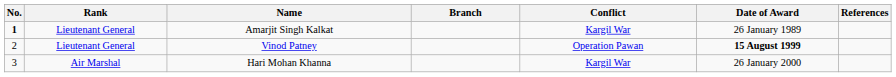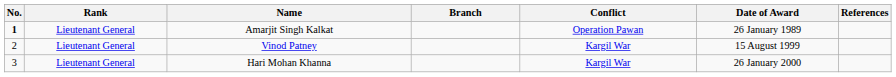(608, 30) Kargil War -> (608, 30) Operation Pawan
(608, 47) Operation Pawan -> (608, 47) Kargil War
(767, 47) bold -> (767, 47) normal
(96, 63) Air Marshal -> (96, 63) Lieutenant General
